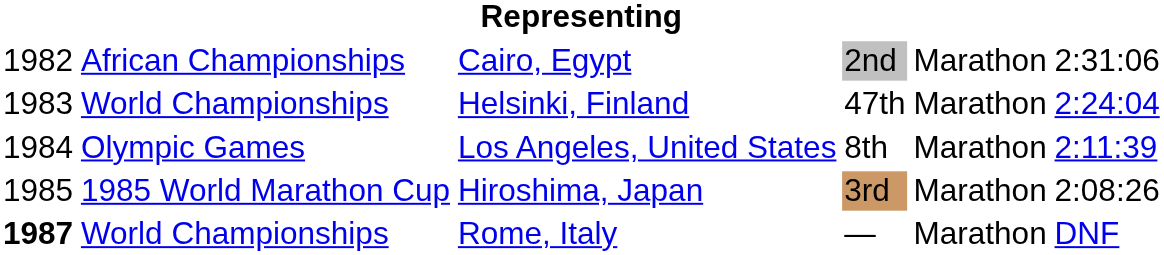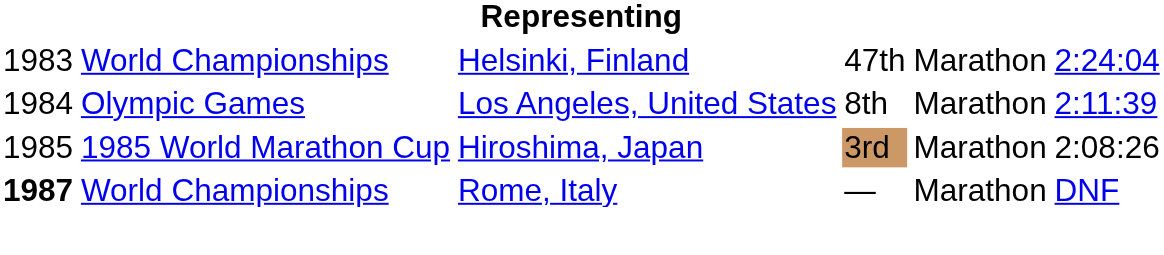- row: (545, 60)
